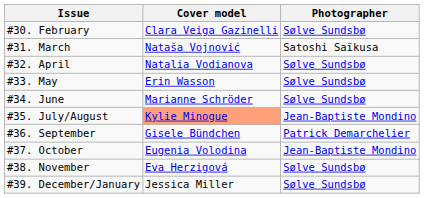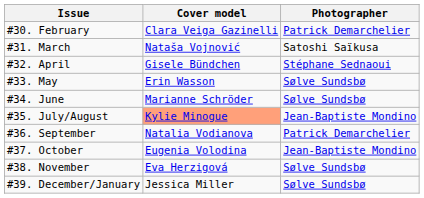(324, 30) Sølve Sundsbø -> (347, 30) Patrick Demarchelier
(199, 64) Natalia Vodianova -> (193, 64) Gisele Bündchen
(324, 64) Sølve Sundsbø -> (337, 64) Stéphane Sednaoui
(193, 133) Gisele Bündchen -> (199, 133) Natalia Vodianova
